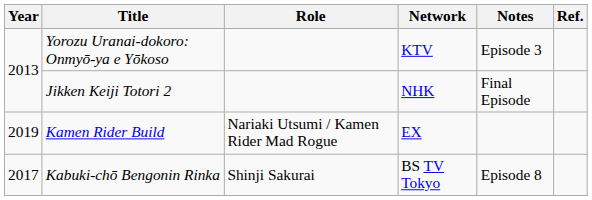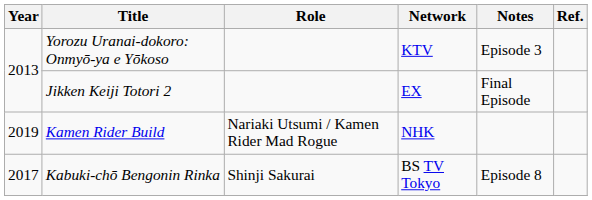(418, 91) NHK -> (411, 91) EX
(411, 132) EX -> (418, 132) NHK
